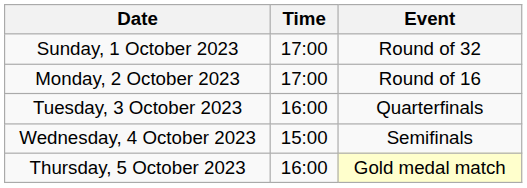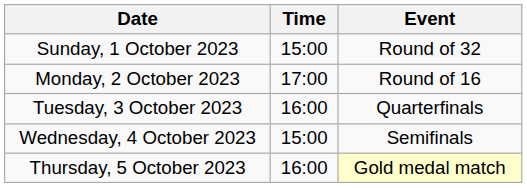(304, 49) 17:00 -> (304, 49) 15:00
